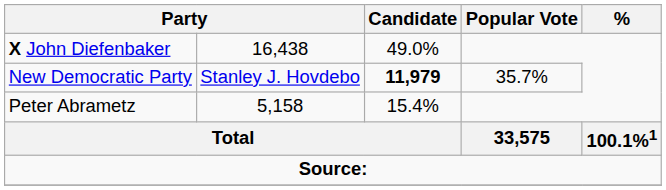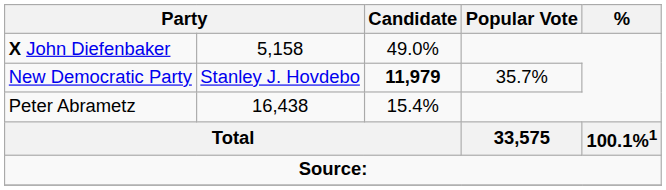(280, 48) 16,438 -> (280, 48) 5,158
(280, 106) 5,158 -> (280, 106) 16,438
